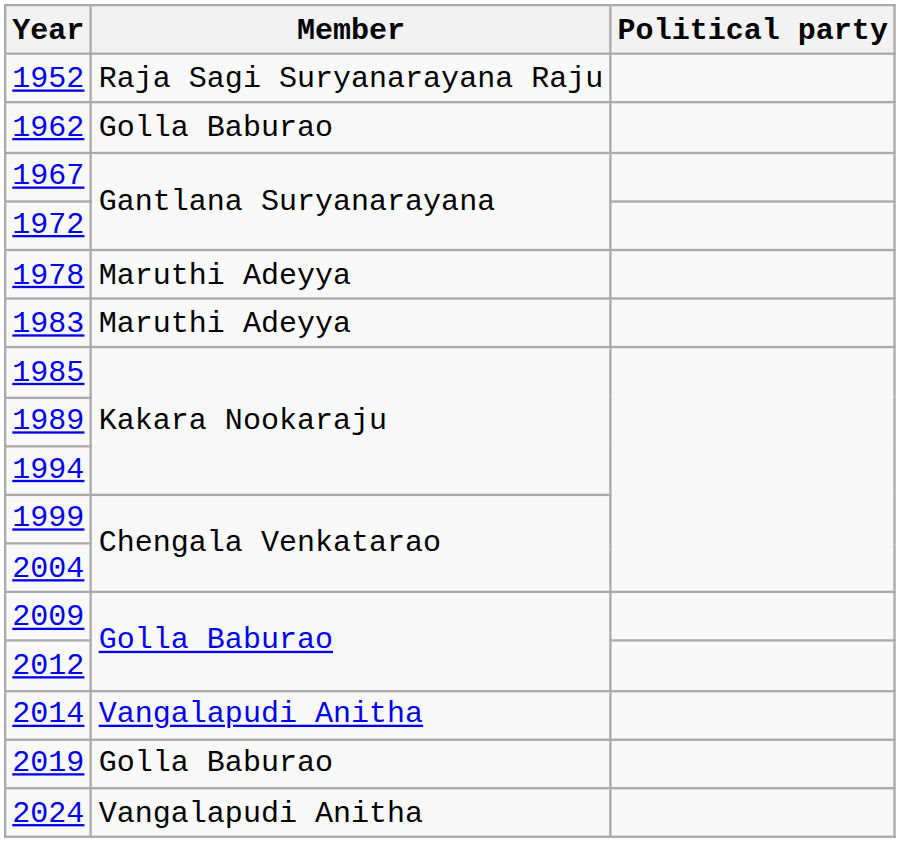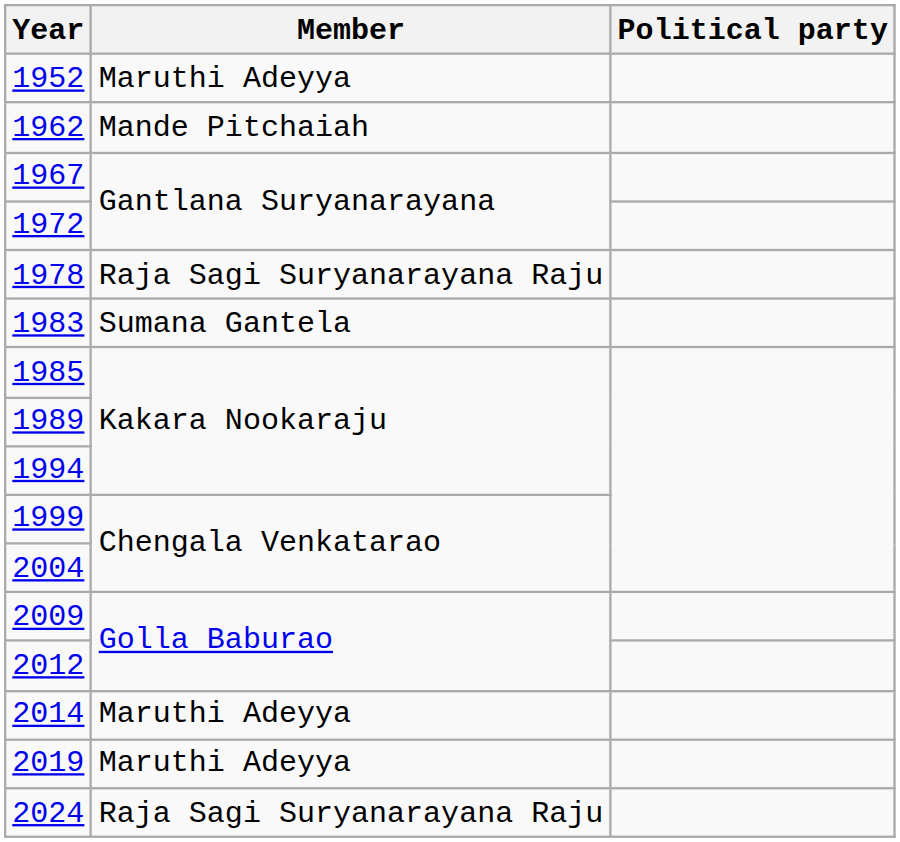(351, 79) Raja Sagi Suryanarayana Raju -> (225, 79) Maruthi Adeyya
(216, 128) Golla Baburao -> (234, 128) Mande Pitchaiah
(225, 274) Maruthi Adeyya -> (351, 274) Raja Sagi Suryanarayana Raju
(225, 323) Maruthi Adeyya -> (225, 323) Sumana Gantela
(261, 715) Vangalapudi Anitha -> (225, 715) Maruthi Adeyya
(216, 764) Golla Baburao -> (225, 764) Maruthi Adeyya
(261, 813) Vangalapudi Anitha -> (351, 813) Raja Sagi Suryanarayana Raju
